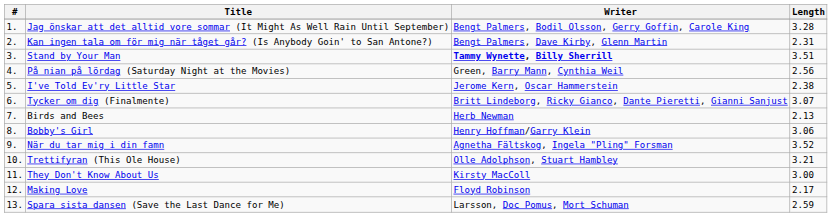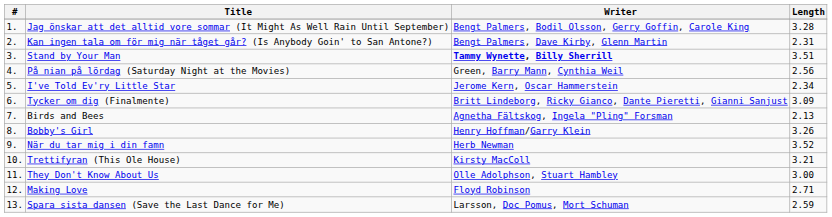(803, 86) 2.38 -> (803, 86) 2.34
(803, 101) 3.07 -> (803, 101) 3.09
(484, 116) Herb Newman -> (563, 116) Agnetha Fältskog, Ingela "Pling" Forsman
(803, 130) 3.06 -> (803, 130) 3.26
(563, 145) Agnetha Fältskog, Ingela "Pling" Forsman -> (484, 145) Herb Newman
(536, 160) Olle Adolphson, Stuart Hambley -> (492, 160) Kirsty MacColl
(492, 175) Kirsty MacColl -> (536, 175) Olle Adolphson, Stuart Hambley
(803, 190) 2.17 -> (803, 190) 2.71
